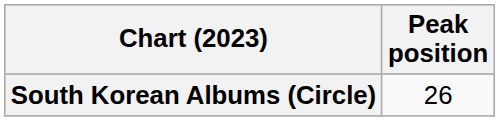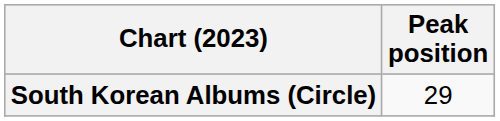(438, 94) 26 -> (438, 94) 29
